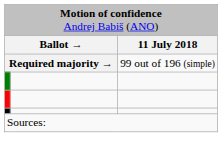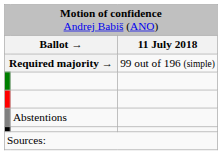+ row: (7, 117)
